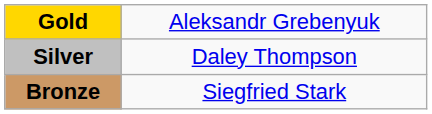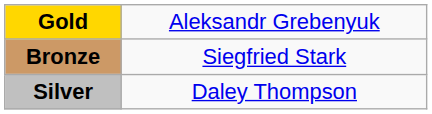rows swapped: (63, 56) <-> (63, 91)
